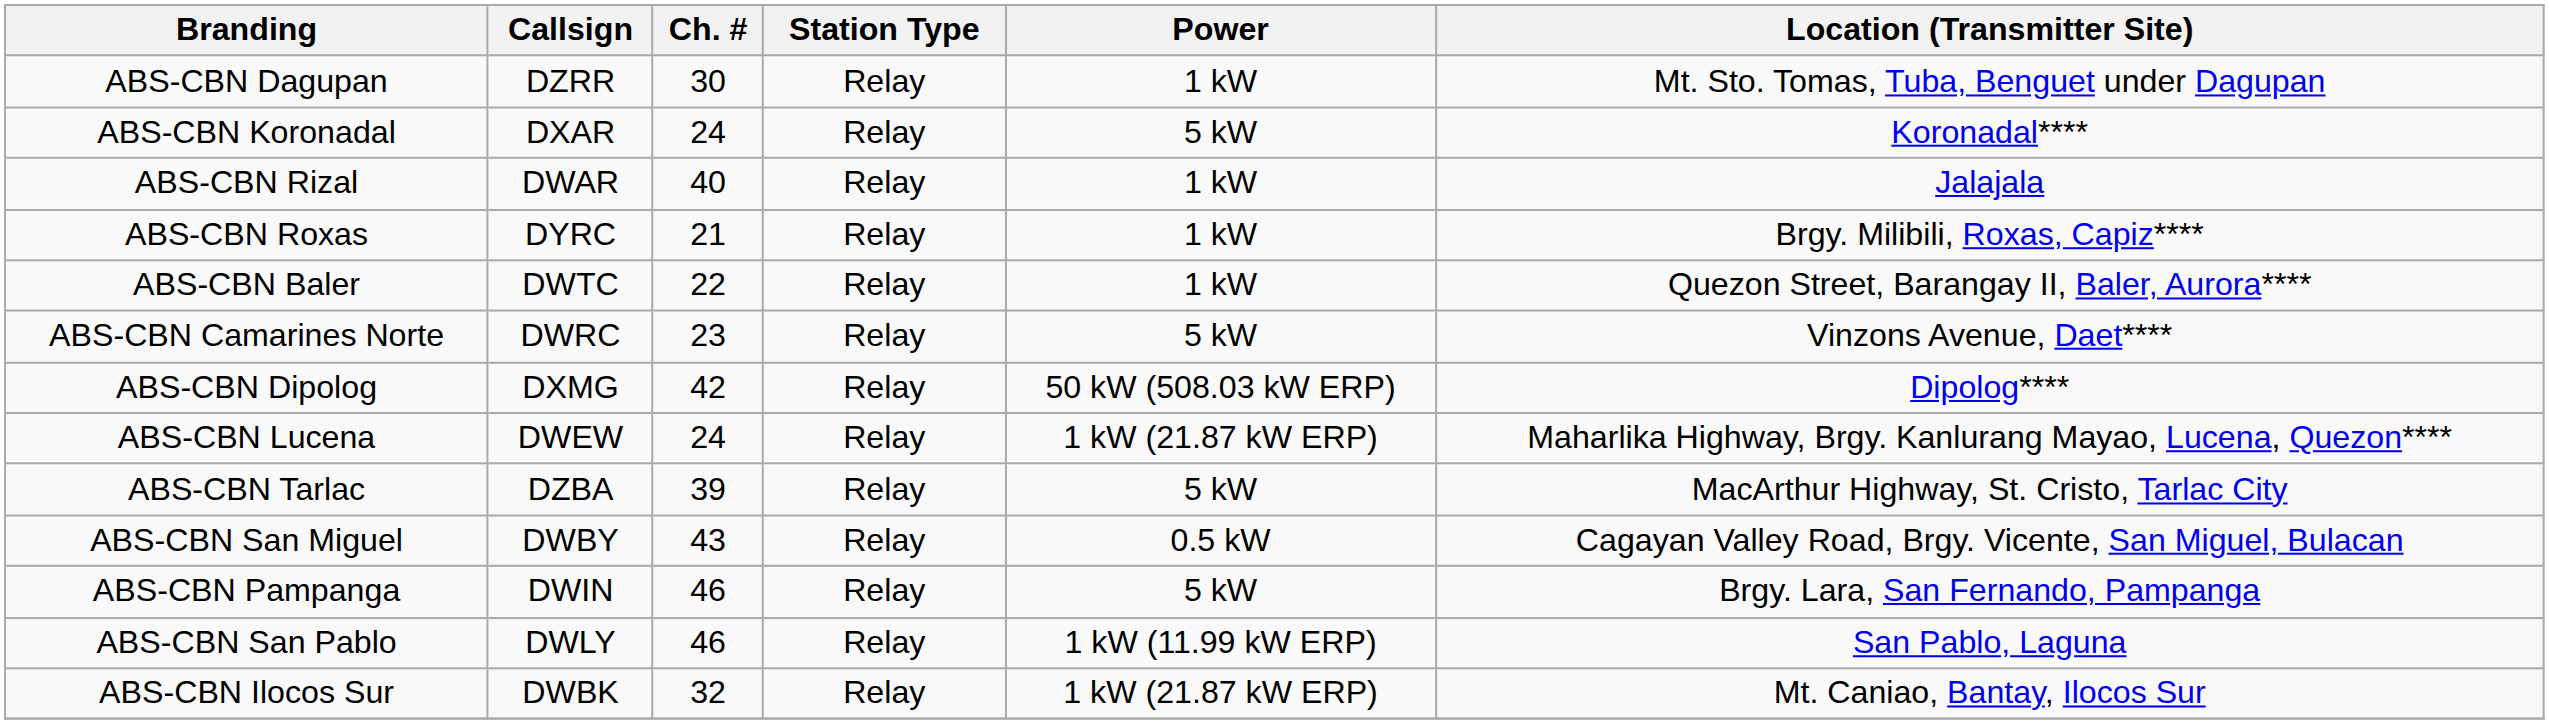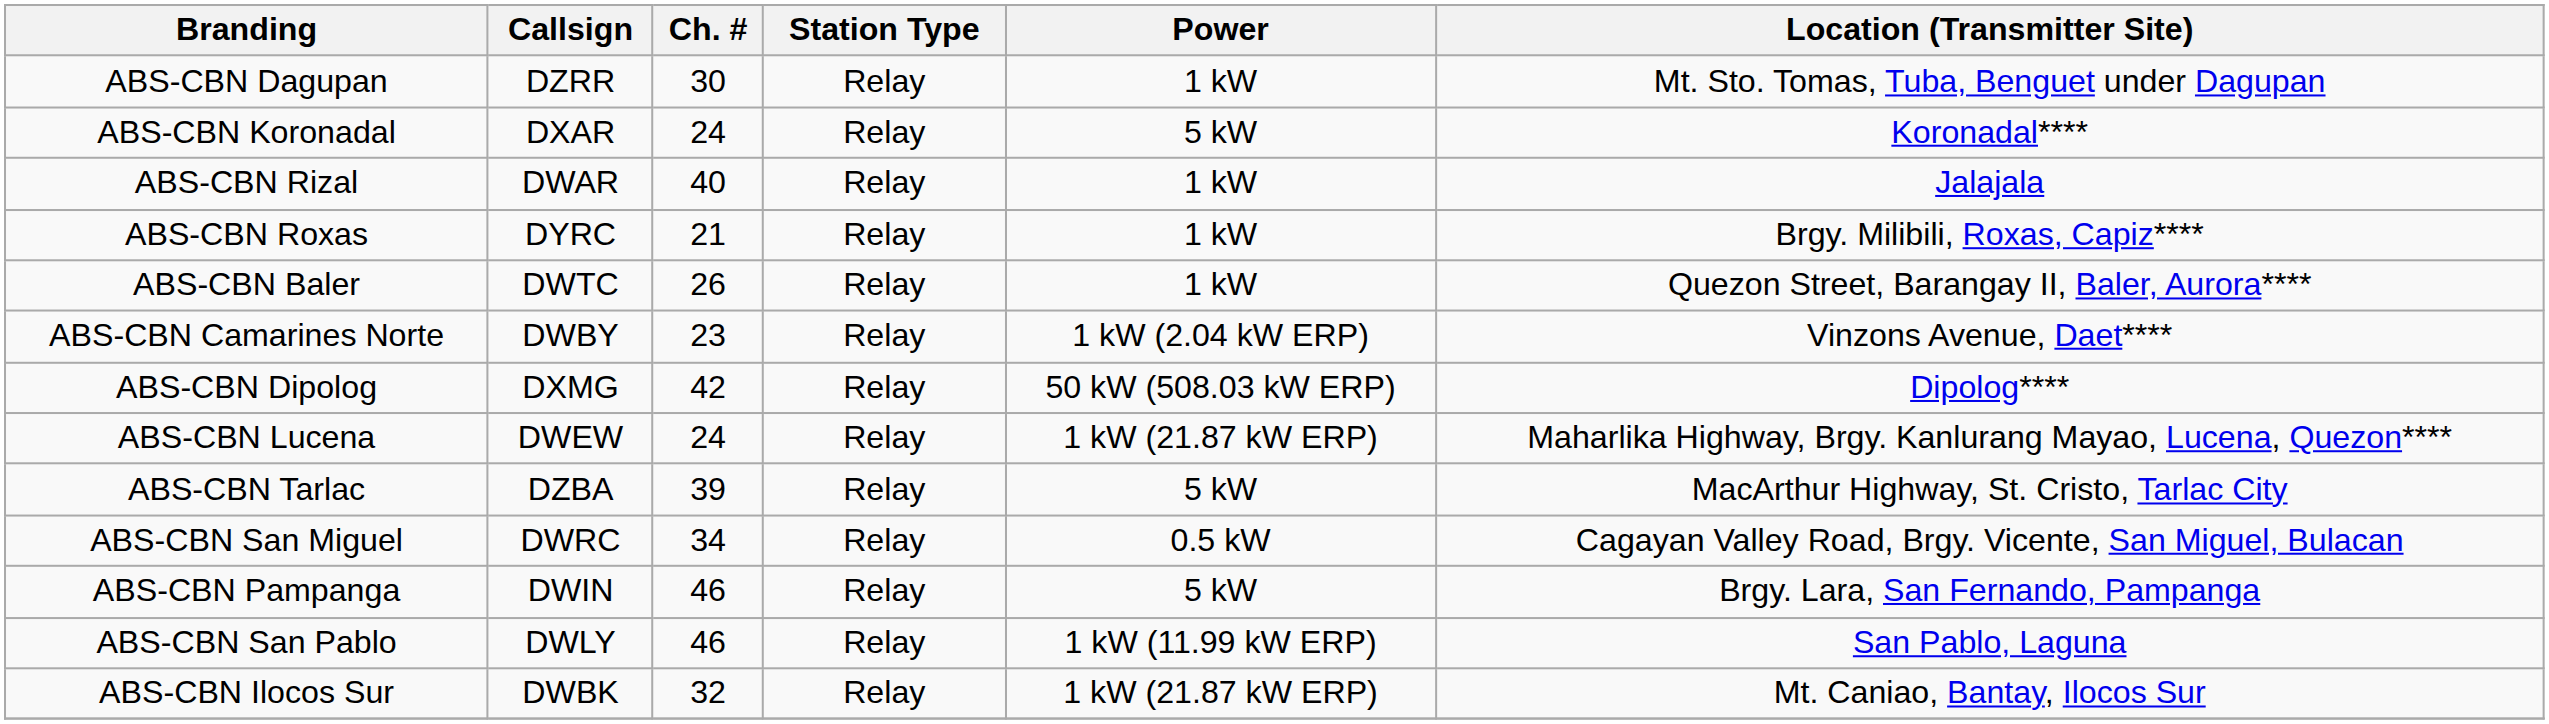(708, 285) 22 -> (708, 285) 26
(571, 336) DWRC -> (571, 336) DWBY
(1221, 336) 5 kW -> (1221, 336) 1 kW (2.04 kW ERP)
(571, 540) DWBY -> (571, 540) DWRC
(708, 540) 43 -> (708, 540) 34
